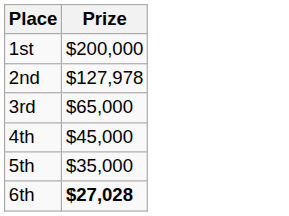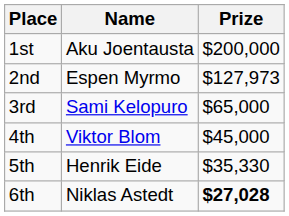+ column: (130, 19)
(105, 78) $127,978 -> (241, 78) $127,973
(99, 166) $35,000 -> (236, 166) $35,330
